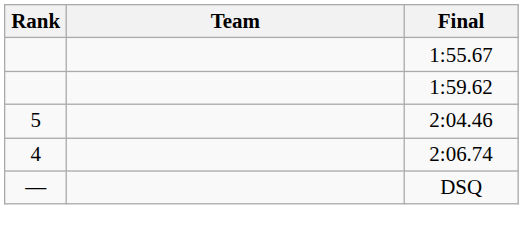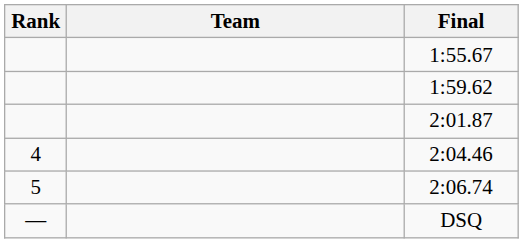+ row: (461, 120)
(36, 120) 5 -> (36, 154) 4
(36, 154) 4 -> (36, 187) 5
